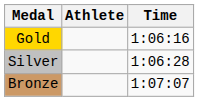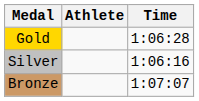(160, 39) 1:06:16 -> (160, 39) 1:06:28
(160, 62) 1:06:28 -> (160, 62) 1:06:16
